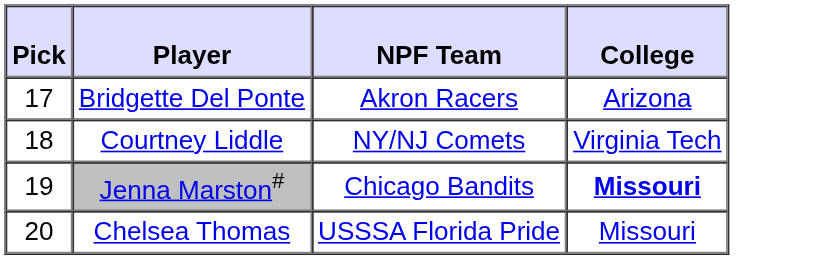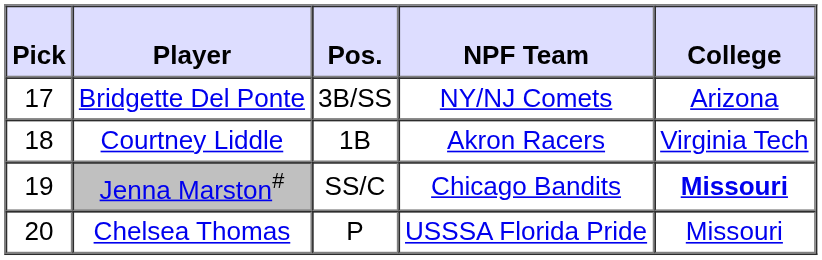+ column: (355, 55)
(439, 98) Akron Racers -> (526, 98) NY/NJ Comets
(439, 140) NY/NJ Comets -> (526, 140) Akron Racers
